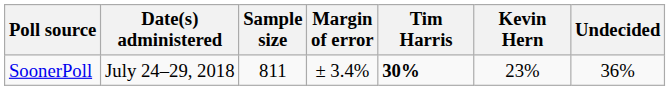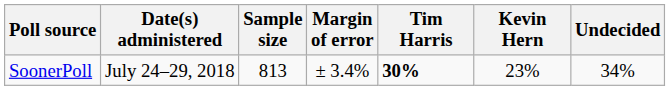(273, 70) 811 -> (273, 70) 813
(618, 70) 36% -> (618, 70) 34%
